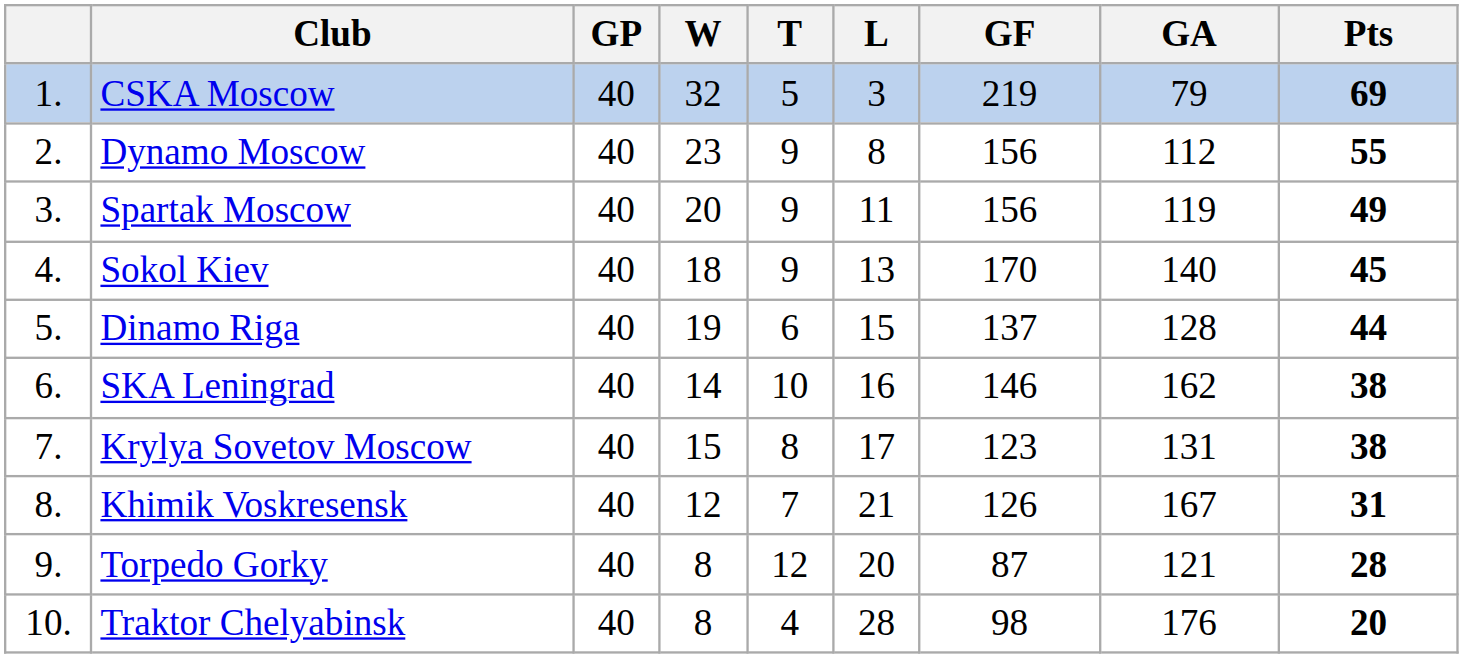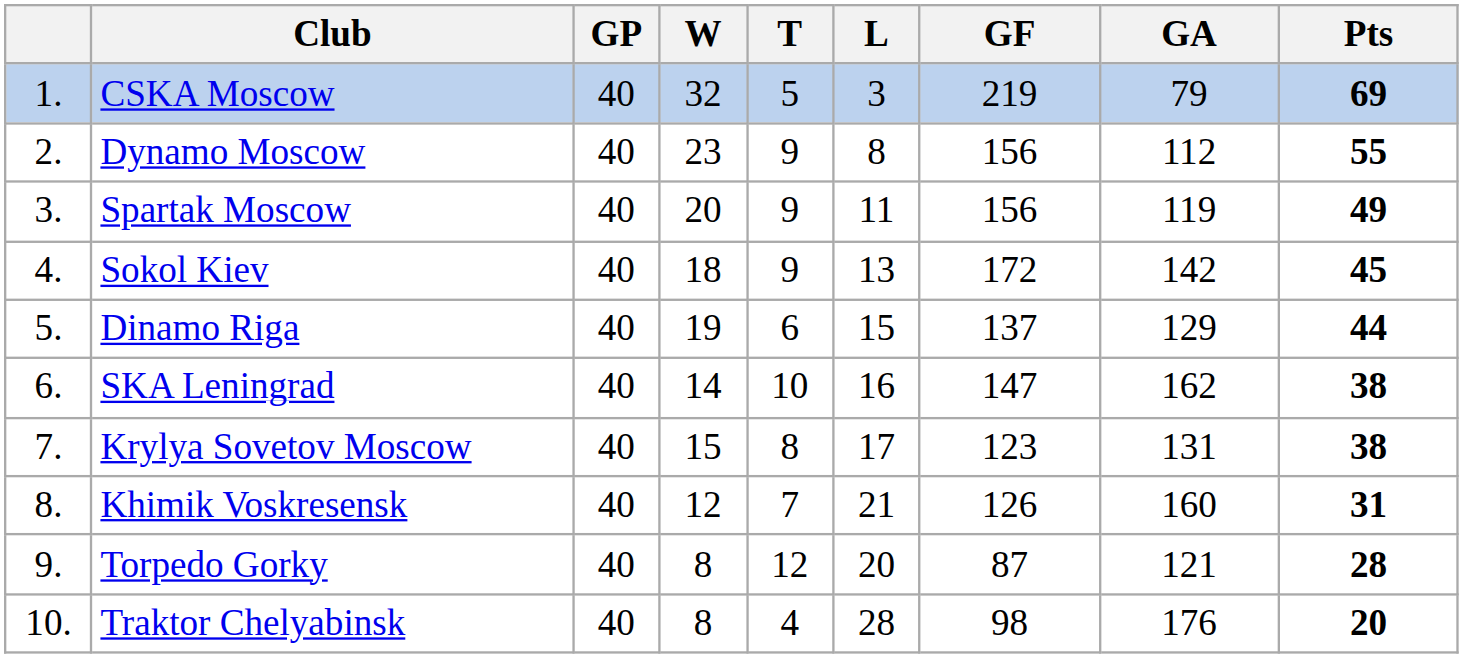(1010, 269) 170 -> (1010, 269) 172
(1189, 269) 140 -> (1189, 269) 142
(1189, 328) 128 -> (1189, 328) 129
(1010, 387) 146 -> (1010, 387) 147
(1189, 504) 167 -> (1189, 504) 160
